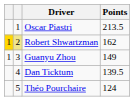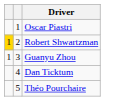- column: (115, 11)
(18, 42) khaki background -> (18, 42) no background
